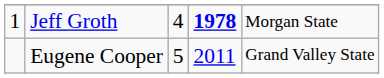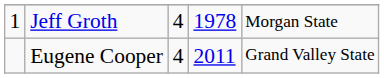(215, 21) bold -> (215, 21) normal
(178, 55) 5 -> (178, 55) 4
